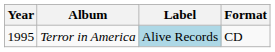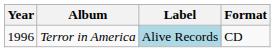(21, 36) 1995 -> (21, 36) 1996
